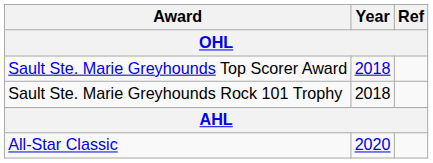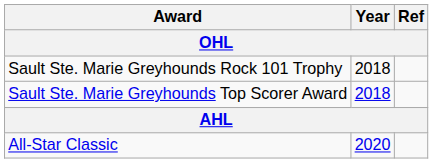rows swapped: (178, 68) <-> (175, 94)
